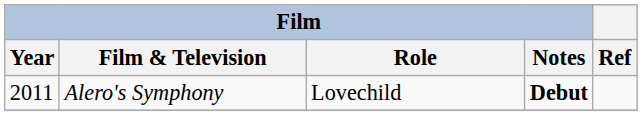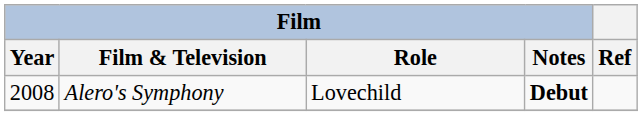(32, 92) 2011 -> (32, 92) 2008
